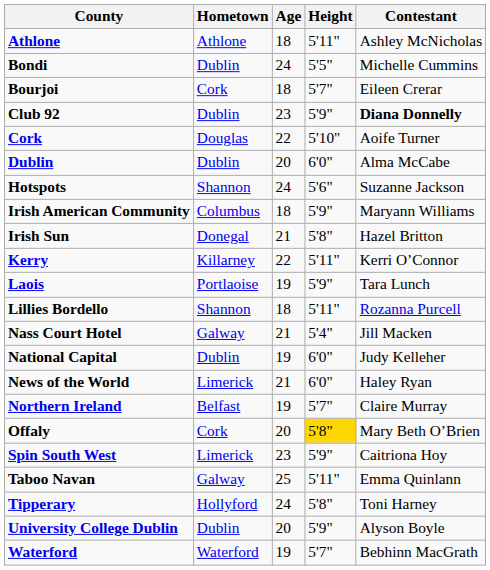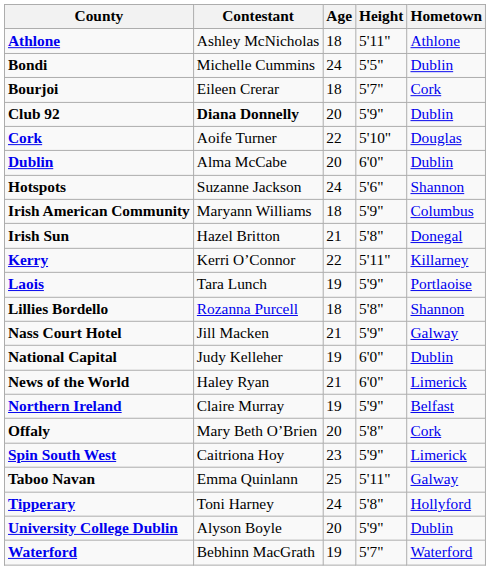columns swapped: (421, 16) <-> (233, 16)
(283, 114) 23 -> (334, 114) 20
(324, 308) 5'11" -> (371, 308) 5'8"
(320, 333) 5'4" -> (371, 333) 5'9"
(320, 406) 5'7" -> (371, 406) 5'9"
(320, 430) gold background -> (371, 430) no background
